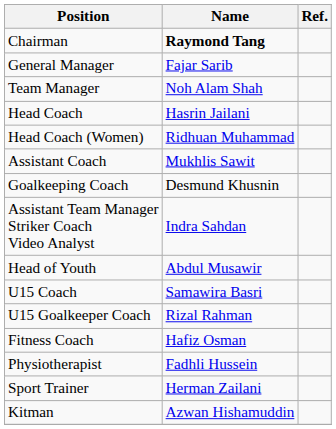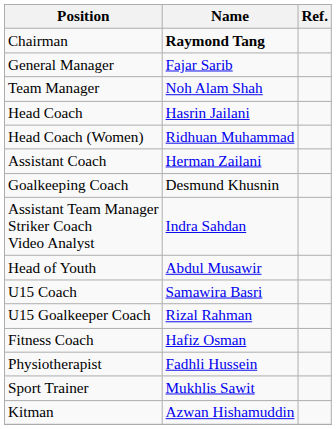(210, 161) Mukhlis Sawit -> (214, 161) Herman Zailani
(214, 388) Herman Zailani -> (210, 388) Mukhlis Sawit
